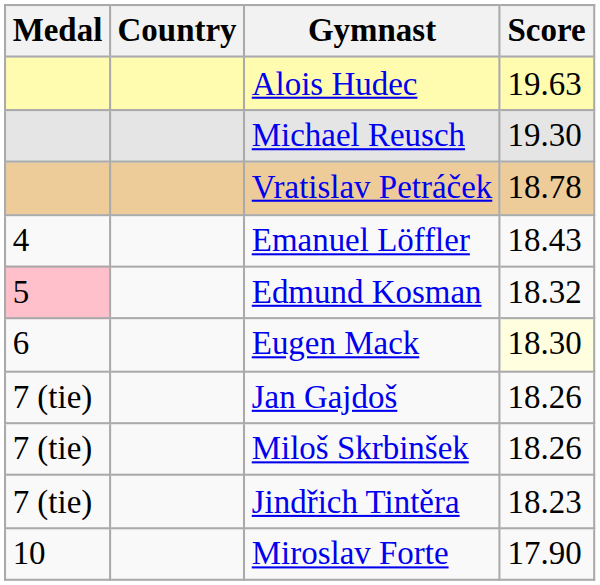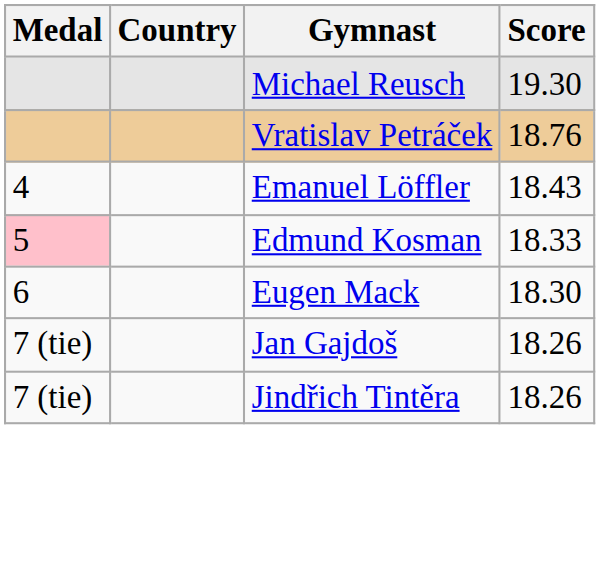- row: (335, 82)
(545, 187) 18.78 -> (545, 135) 18.76
(545, 291) 18.32 -> (545, 239) 18.33
(545, 344) lightyellow background -> (545, 291) no background
- row: (360, 448)
(545, 501) 18.23 -> (545, 396) 18.26
- row: (350, 553)
